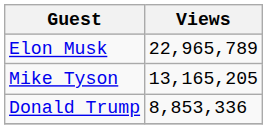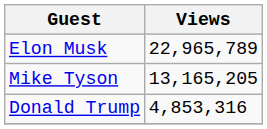(198, 109) 8,853,336 -> (198, 109) 4,853,316
